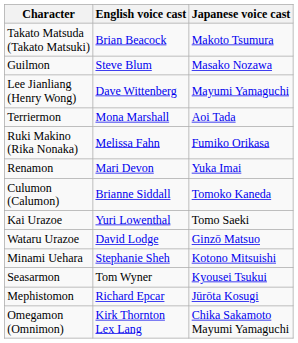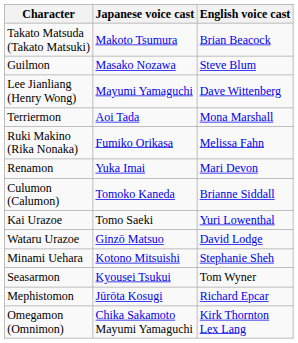columns swapped: (241, 14) <-> (141, 14)
